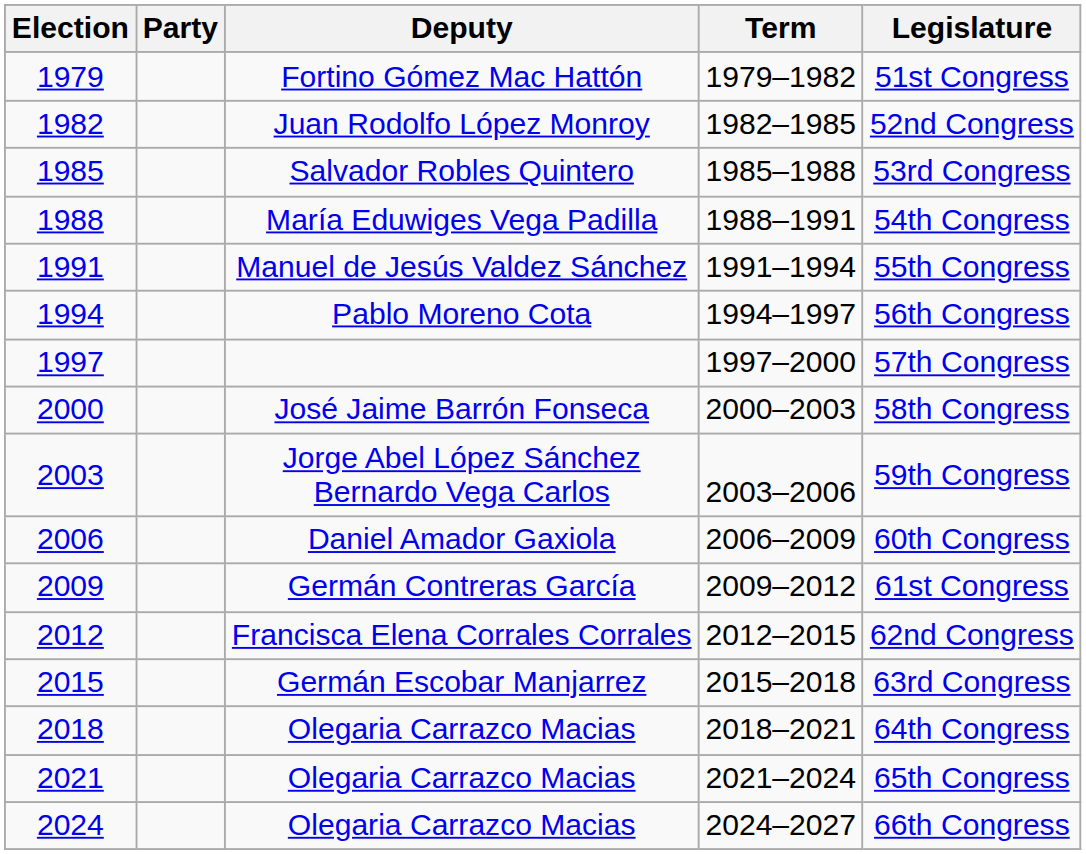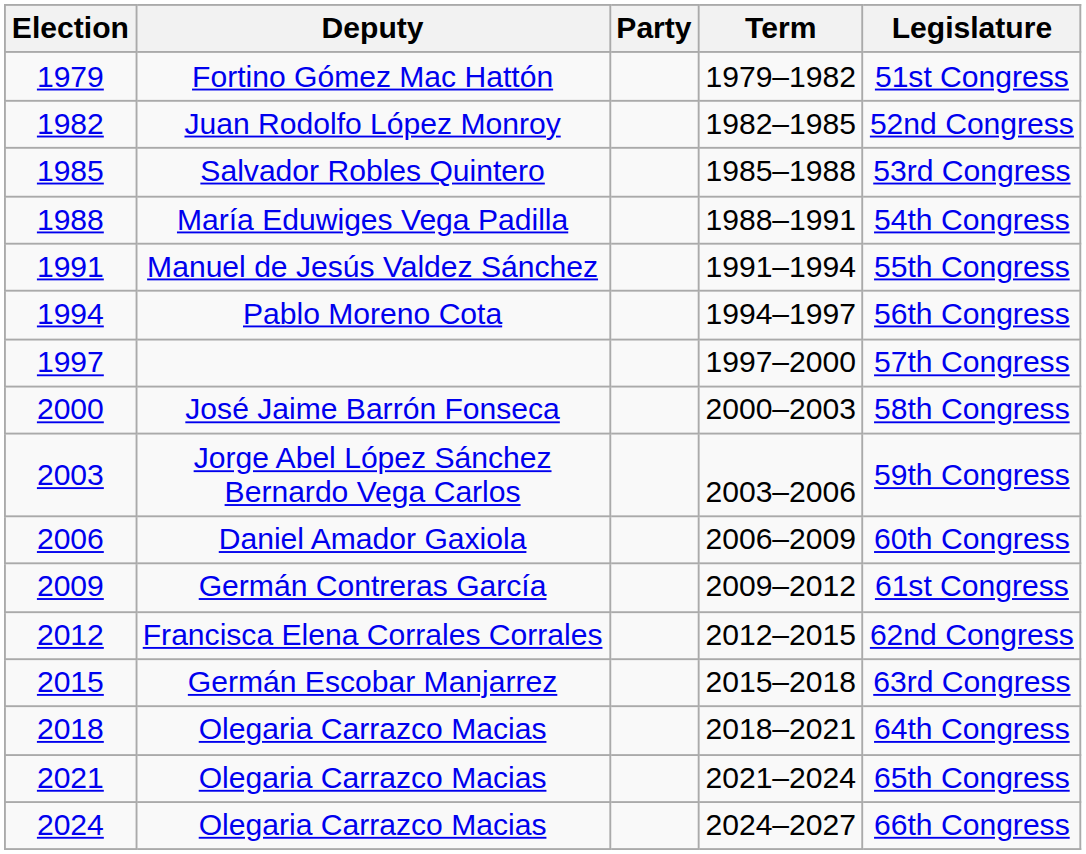columns swapped: (462, 28) <-> (180, 28)
